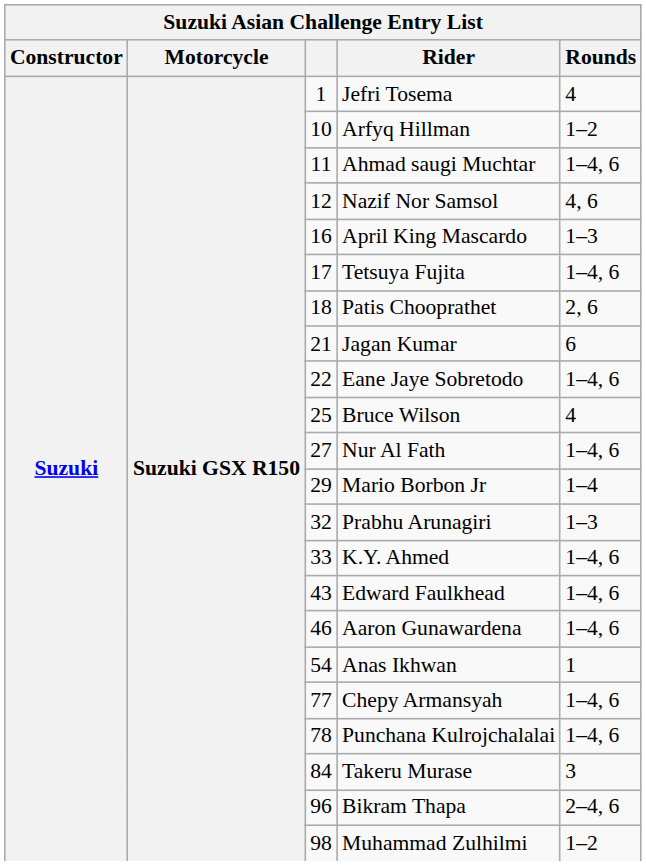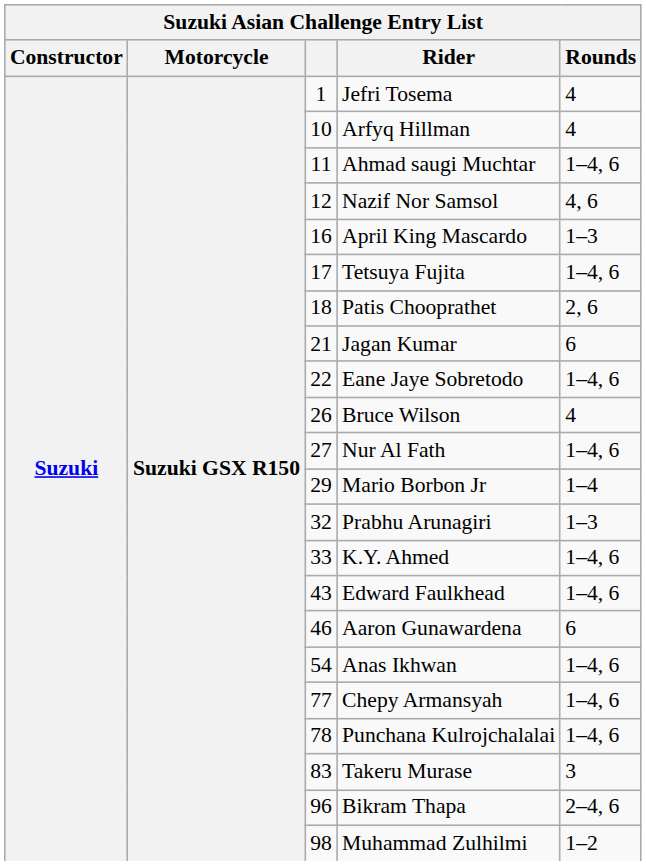(582, 128) 1–2 -> (571, 128) 4
(321, 414) 25 -> (321, 414) 26
(592, 628) 1–4, 6 -> (571, 628) 6
(571, 664) 1 -> (592, 664) 1–4, 6
(321, 771) 84 -> (321, 771) 83
